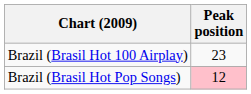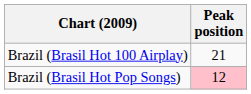(219, 54) 23 -> (219, 54) 21
